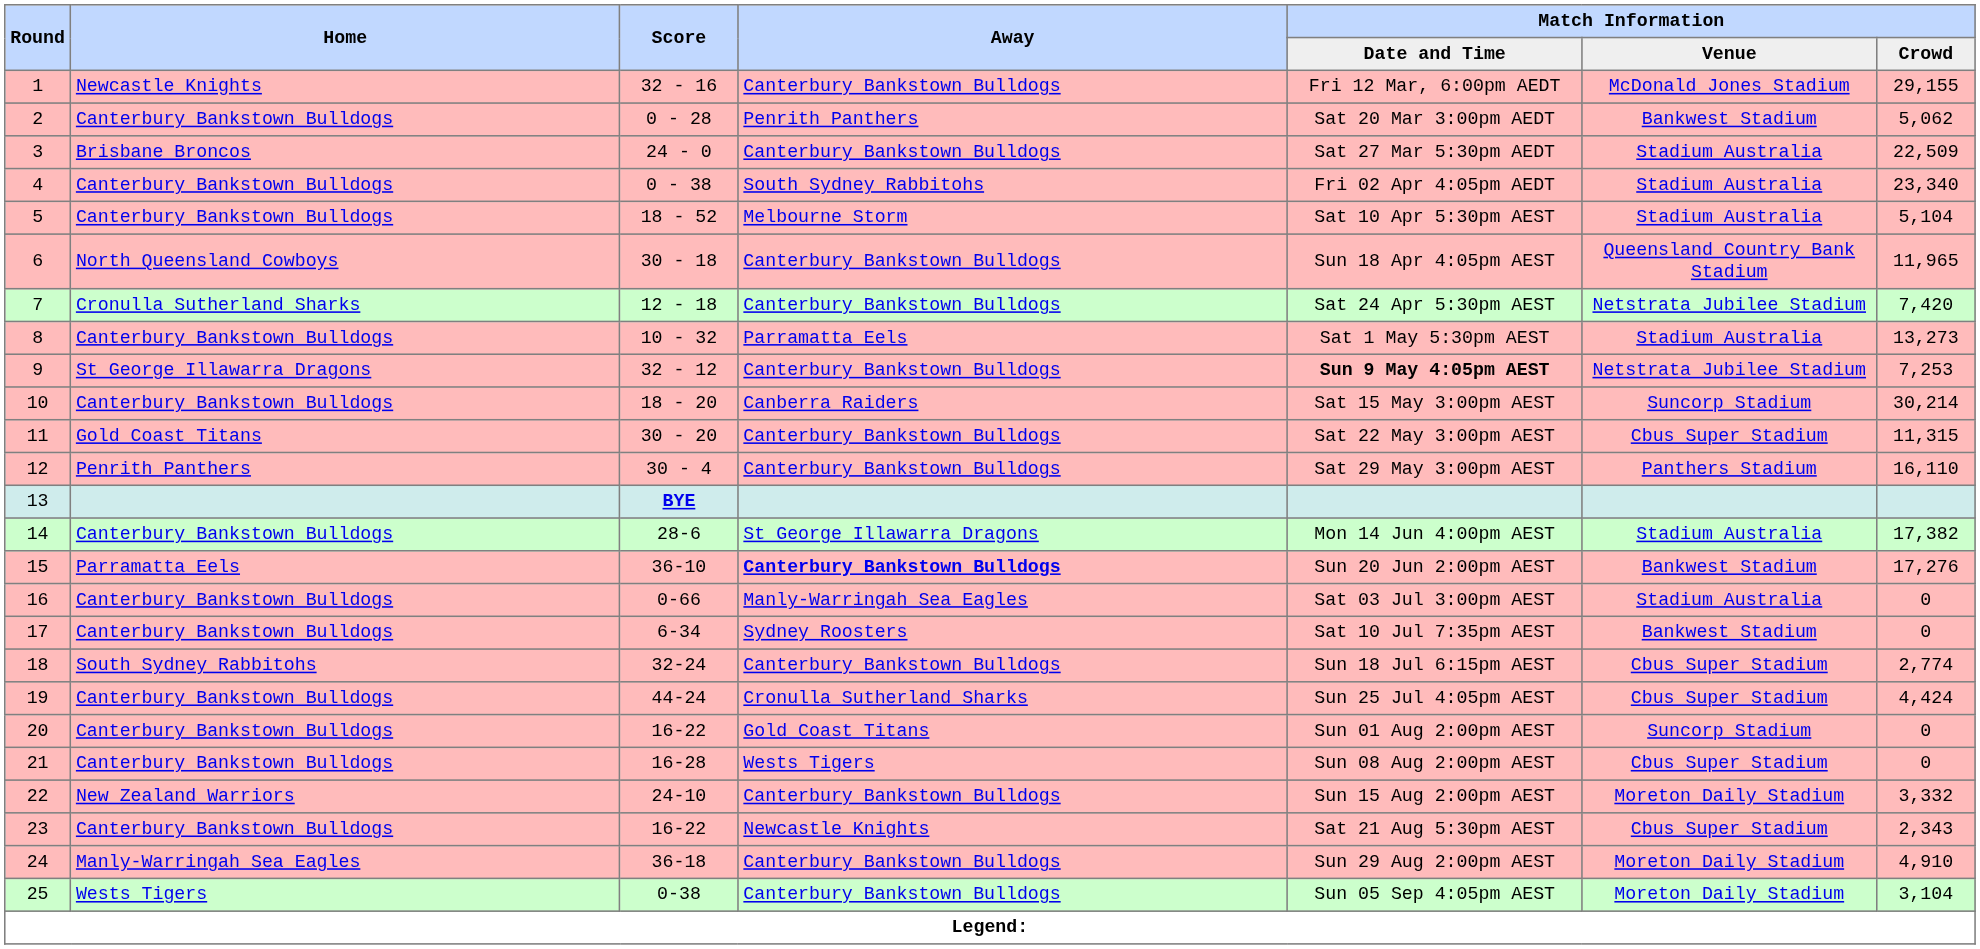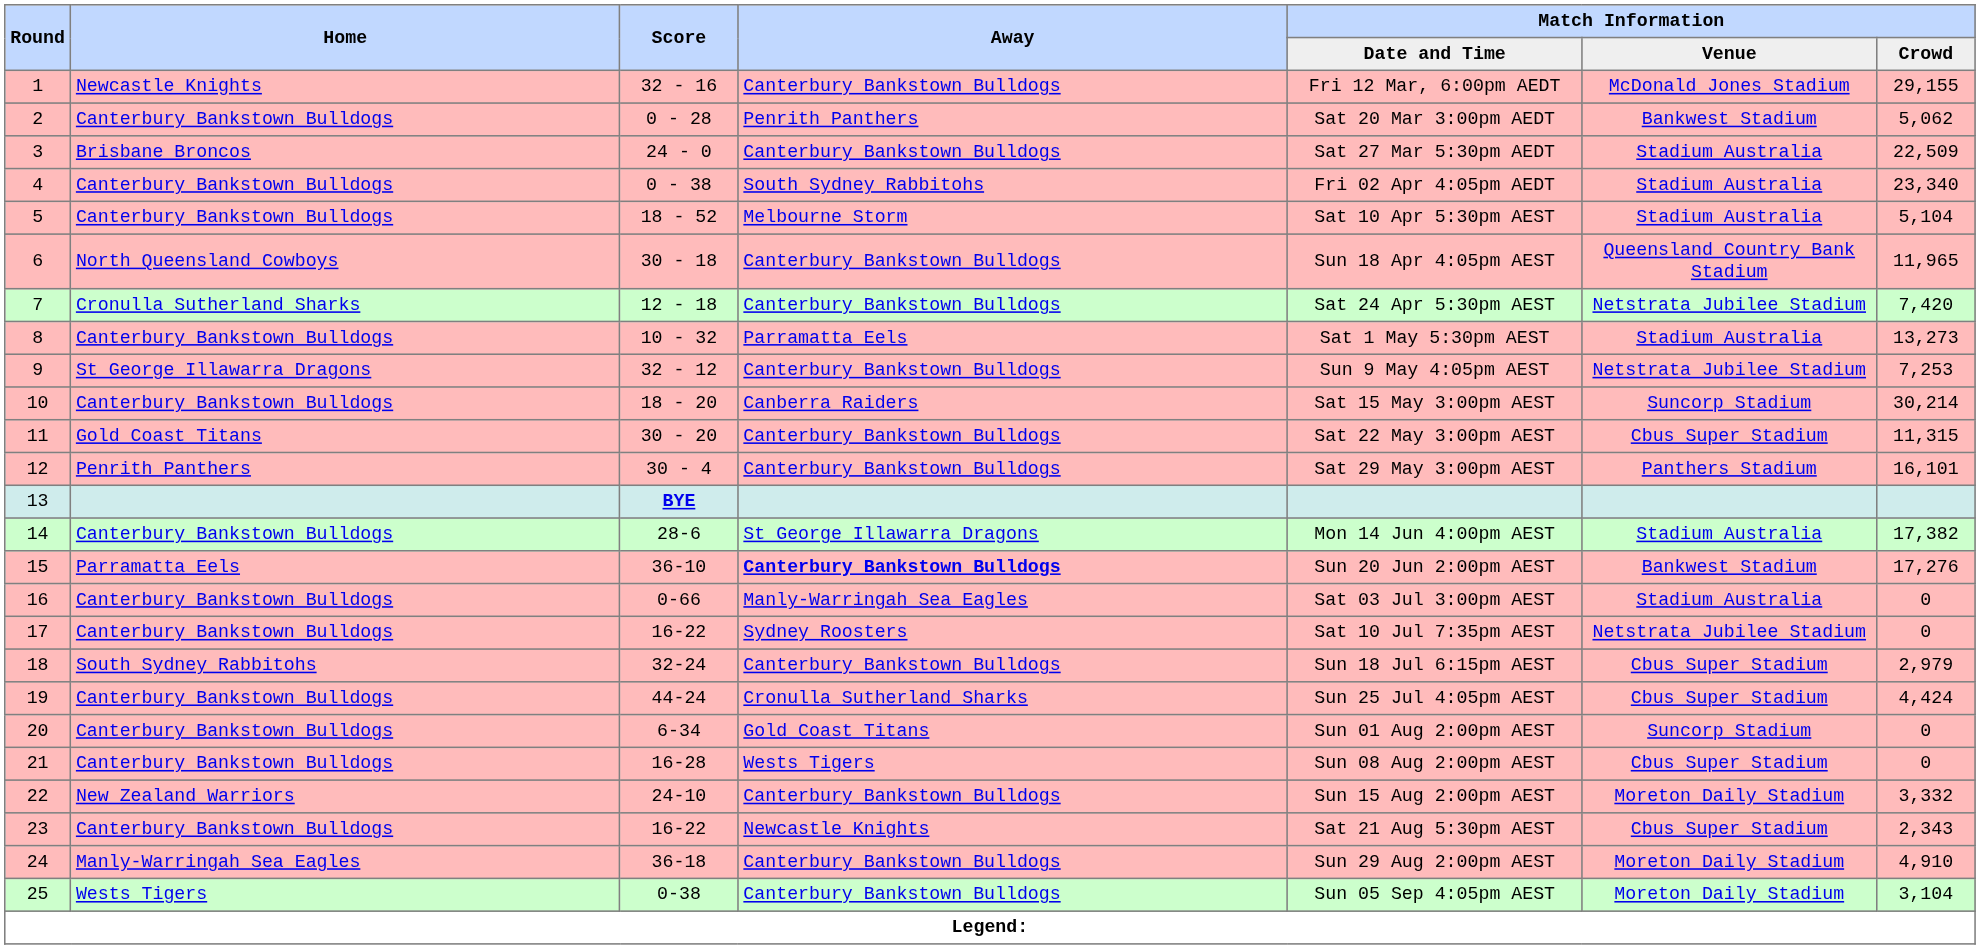(1435, 371) bold -> (1435, 371) normal
(1926, 469) 16,110 -> (1926, 469) 16,101
(679, 633) 6-34 -> (679, 633) 16-22
(1729, 633) Bankwest Stadium -> (1729, 633) Netstrata Jubilee Stadium
(1926, 665) 2,774 -> (1926, 665) 2,979
(679, 731) 16-22 -> (679, 731) 6-34
